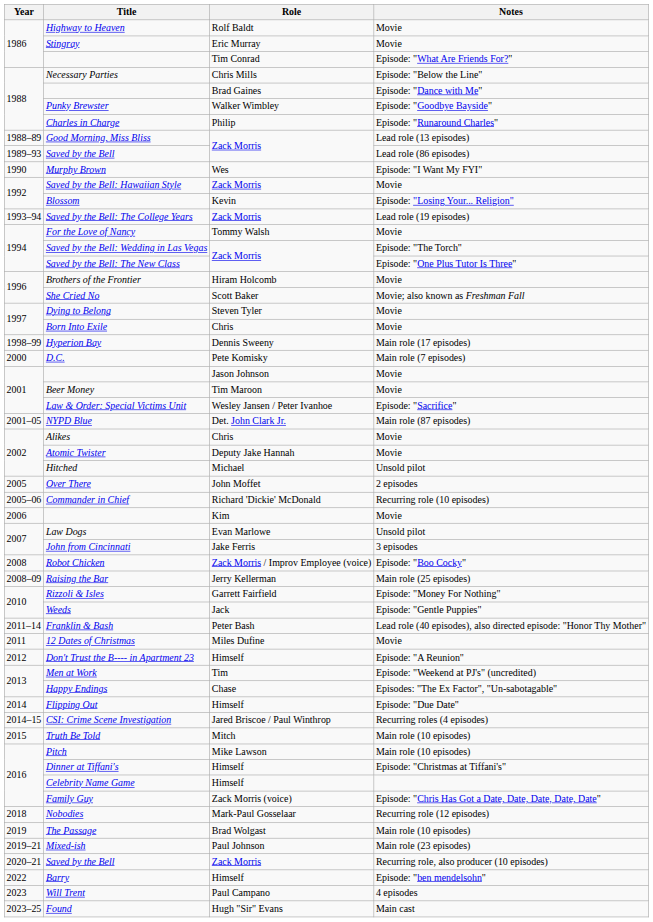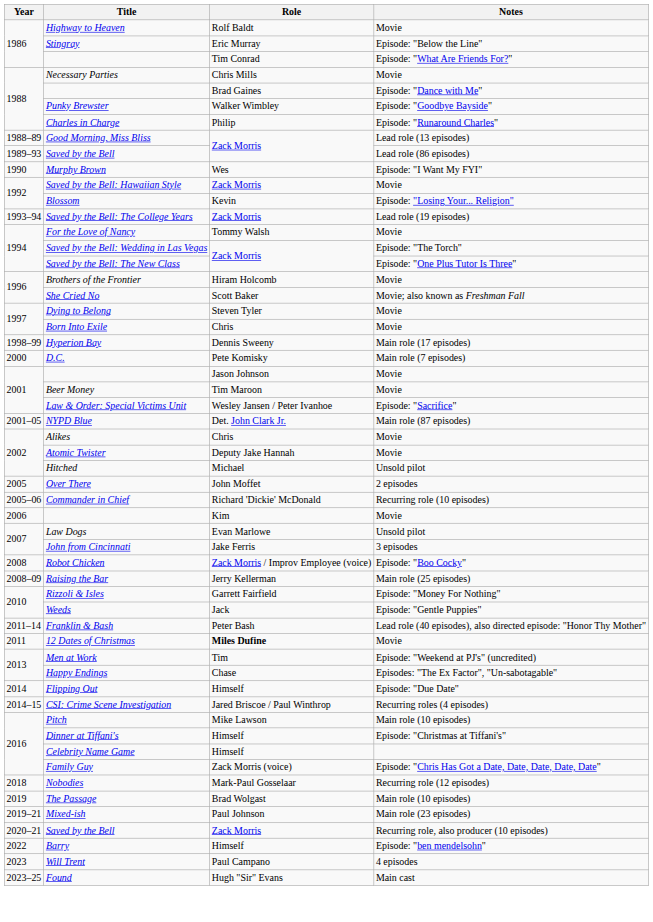(389, 43) Movie -> (429, 43) Episode: "Below the Line"
(429, 75) Episode: "Below the Line" -> (389, 75) Movie
(238, 641) normal -> (239, 641) bold
- row: (17, 657)
- row: (17, 736)
